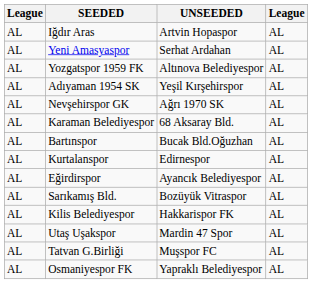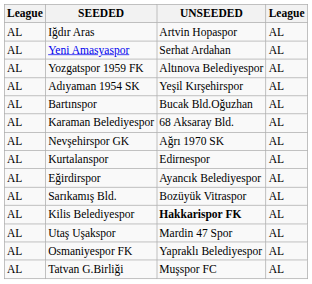rows swapped: (72, 141) <-> (89, 104)
(197, 214) normal -> (200, 214) bold
rows swapped: (86, 251) <-> (90, 269)
